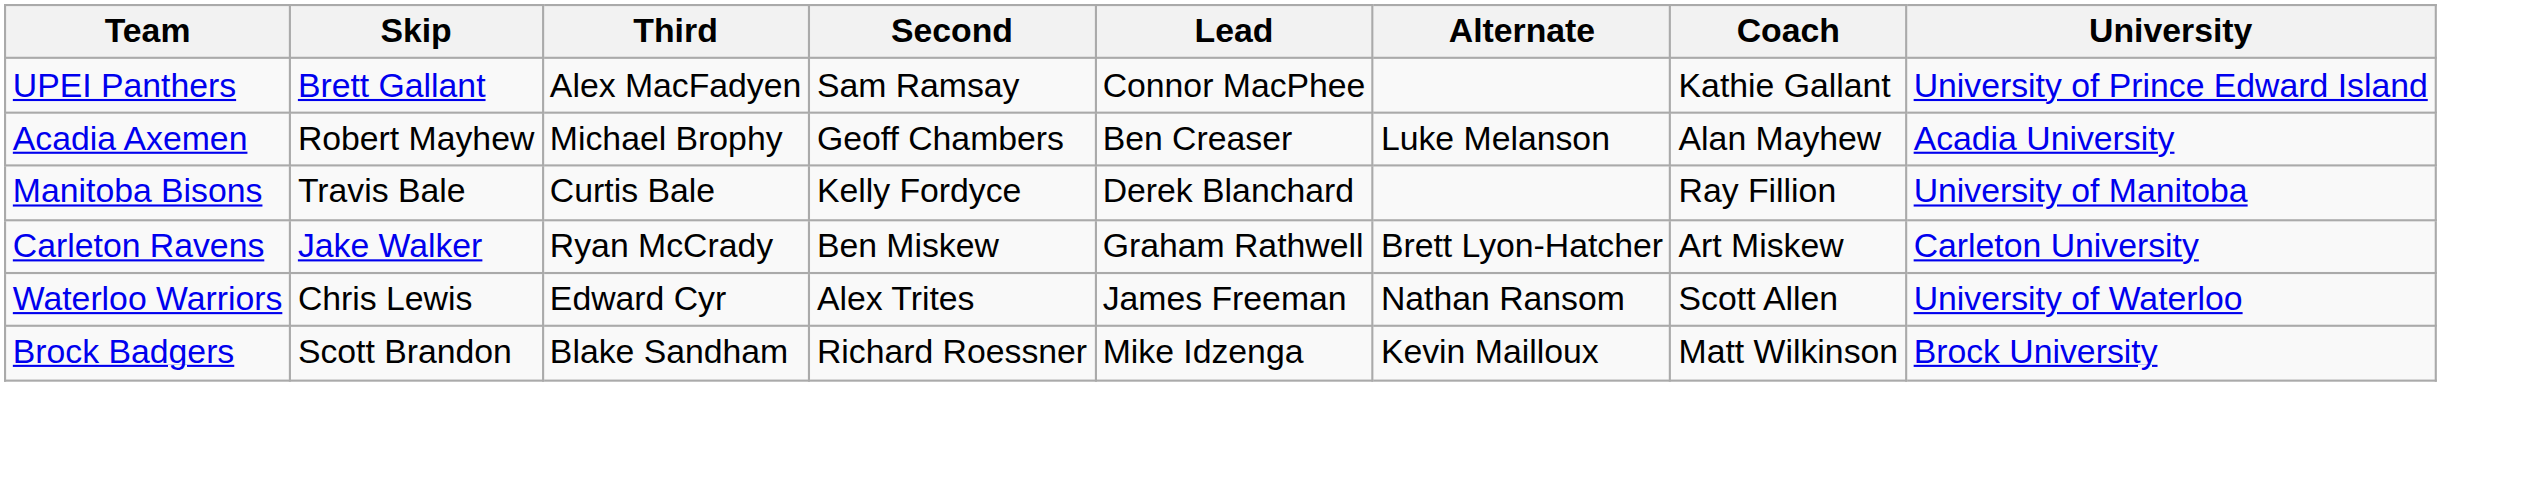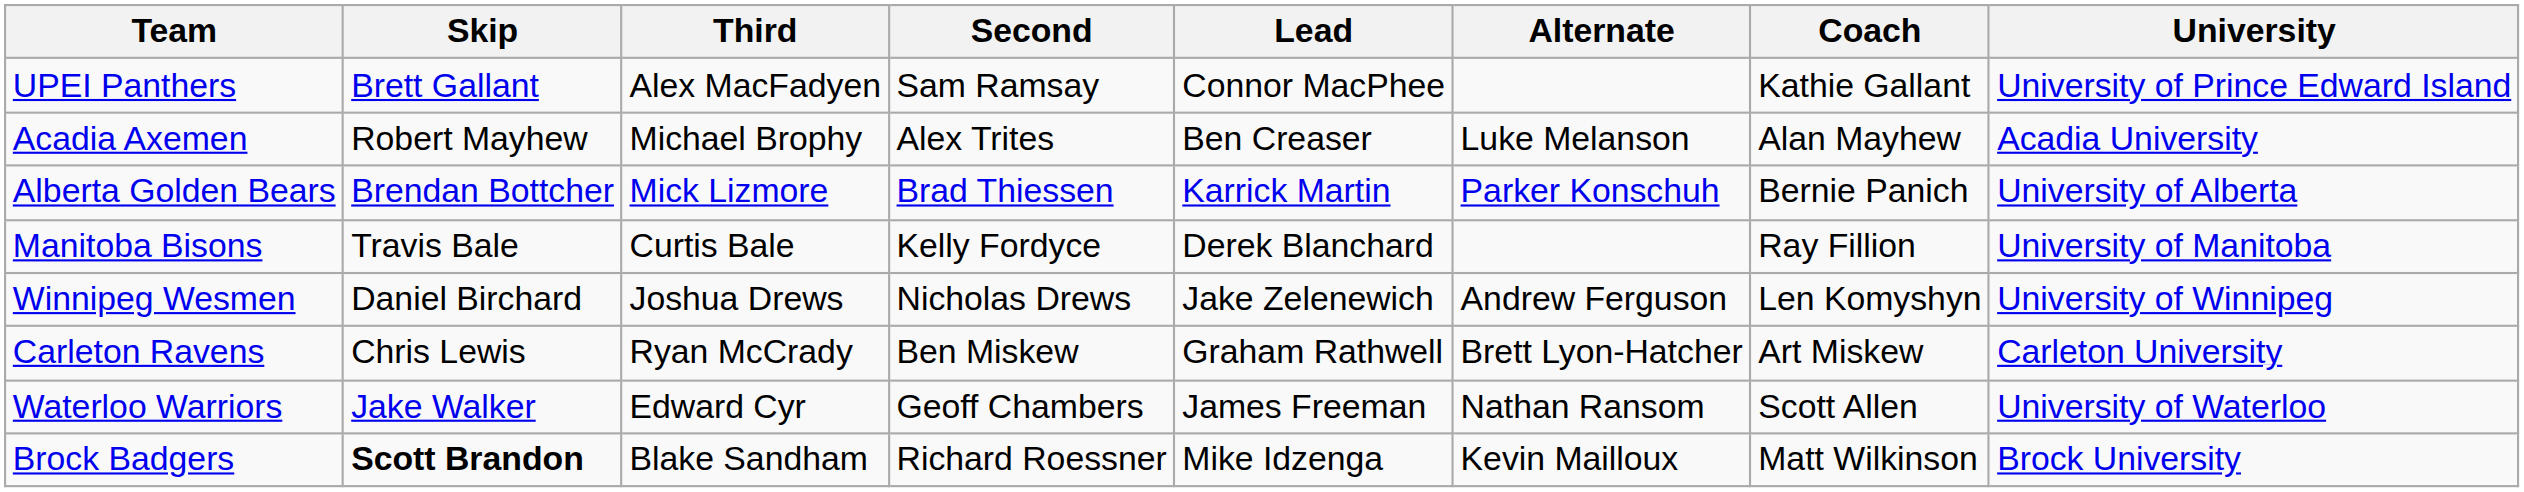(940, 138) Geoff Chambers -> (975, 138) Alex Trites
+ row: (174, 191)
+ row: (154, 298)
(390, 245) Jake Walker -> (438, 352) Chris Lewis
(385, 298) Chris Lewis -> (443, 406) Jake Walker
(896, 298) Alex Trites -> (1020, 406) Geoff Chambers
(405, 352) normal -> (467, 459) bold
